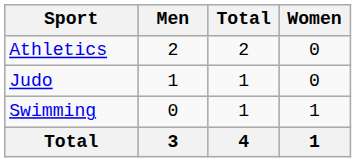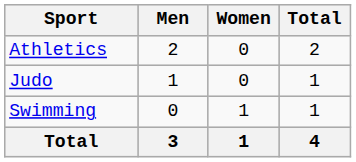columns swapped: (314, 20) <-> (244, 20)
